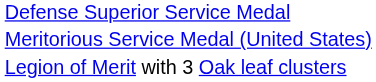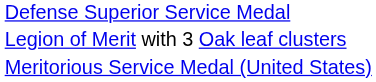rows swapped: (176, 67) <-> (188, 40)
